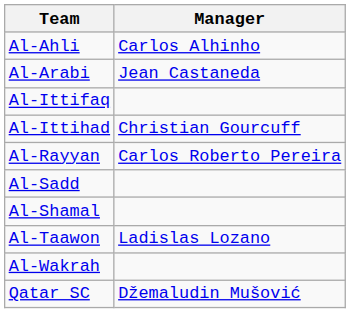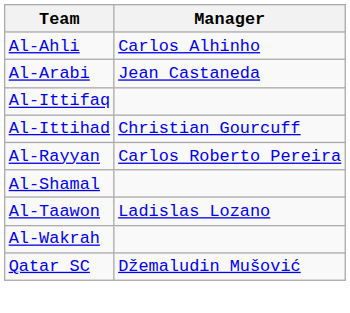- row: (44, 184)
